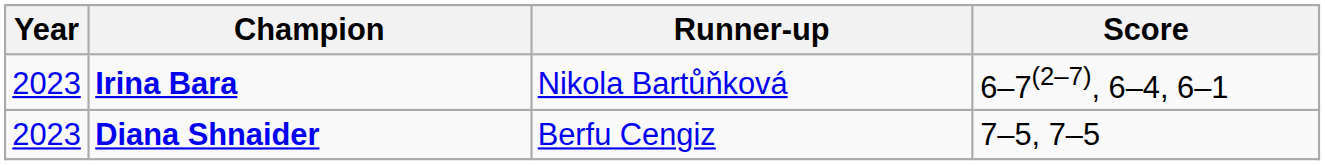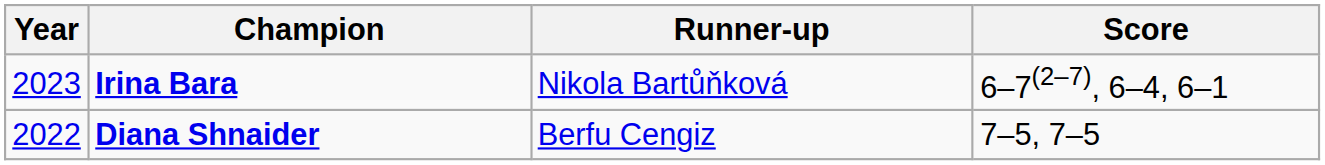(47, 135) 2023 -> (47, 135) 2022
